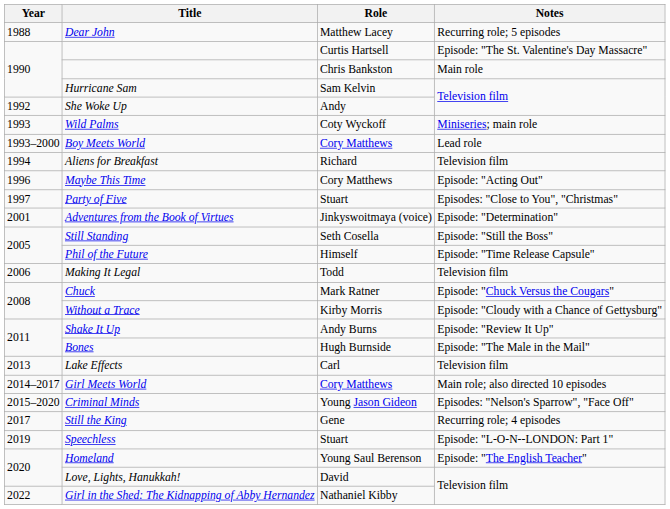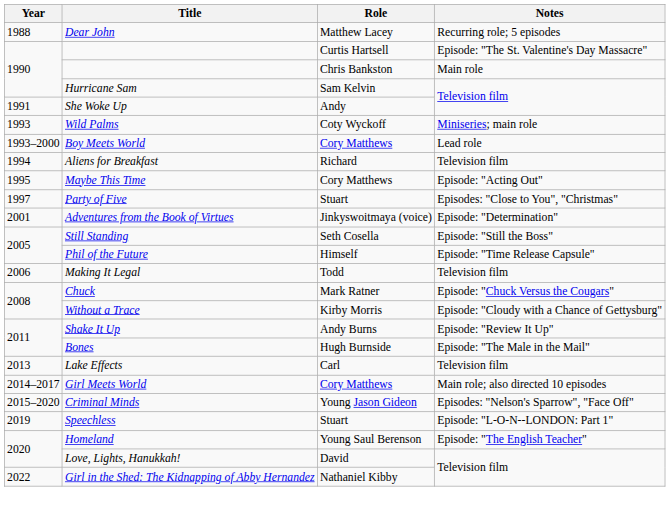(19, 106) 1992 -> (19, 106) 1991
(19, 180) 1996 -> (19, 180) 1995
- row: (96, 421)
